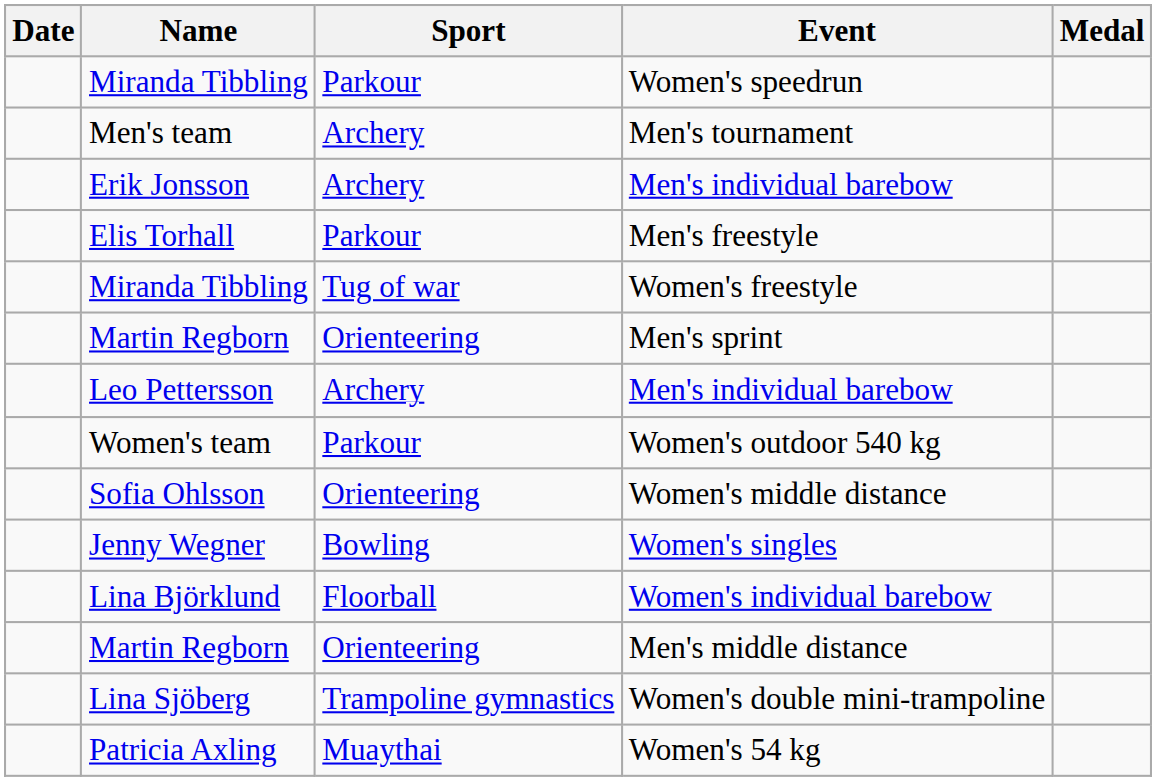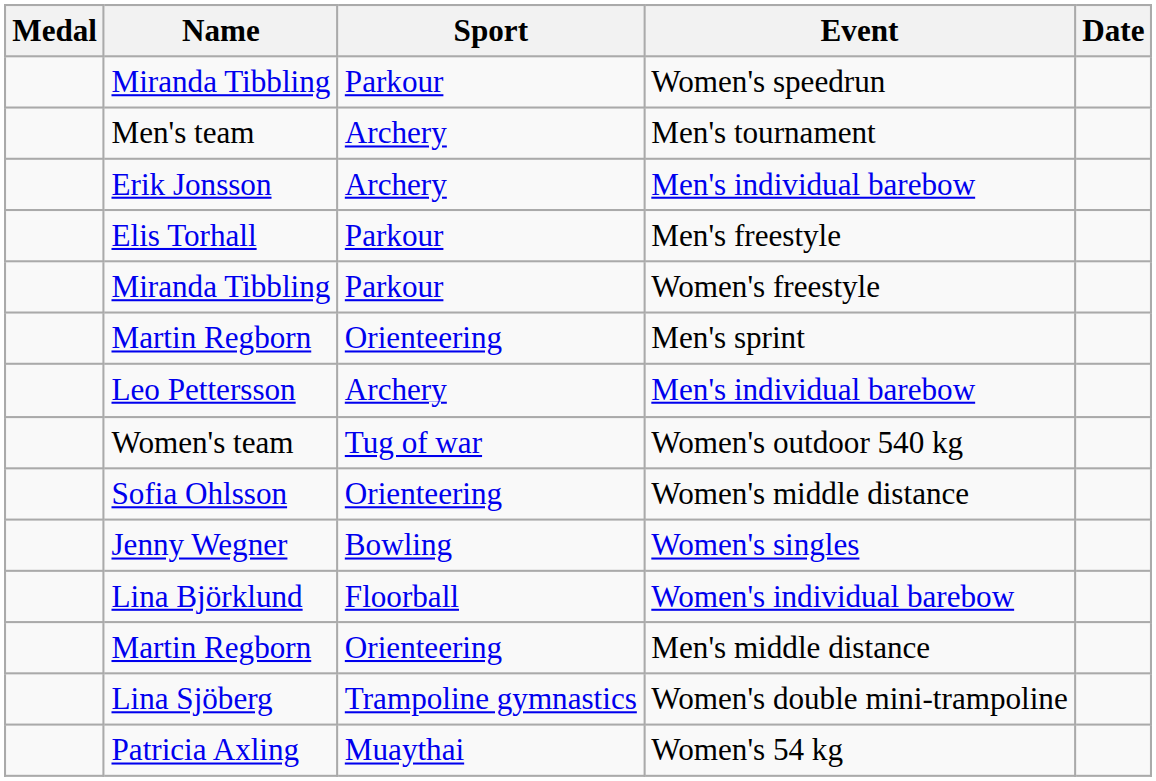columns swapped: (1102, 30) <-> (43, 30)
(391, 287) Tug of war -> (394, 287) Parkour
(372, 441) Parkour -> (413, 441) Tug of war
